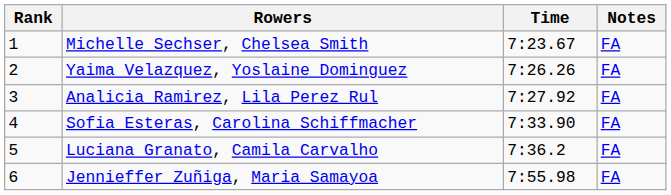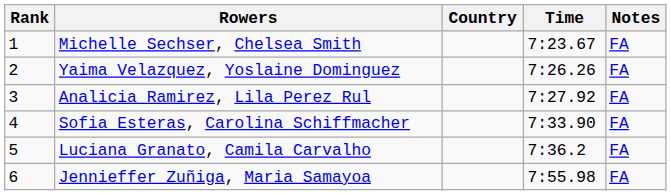+ column: (483, 18)
